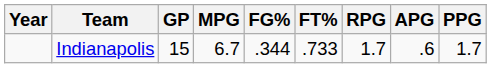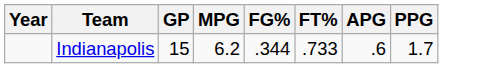- column: (366, 19)
(227, 48) 6.7 -> (227, 48) 6.2
